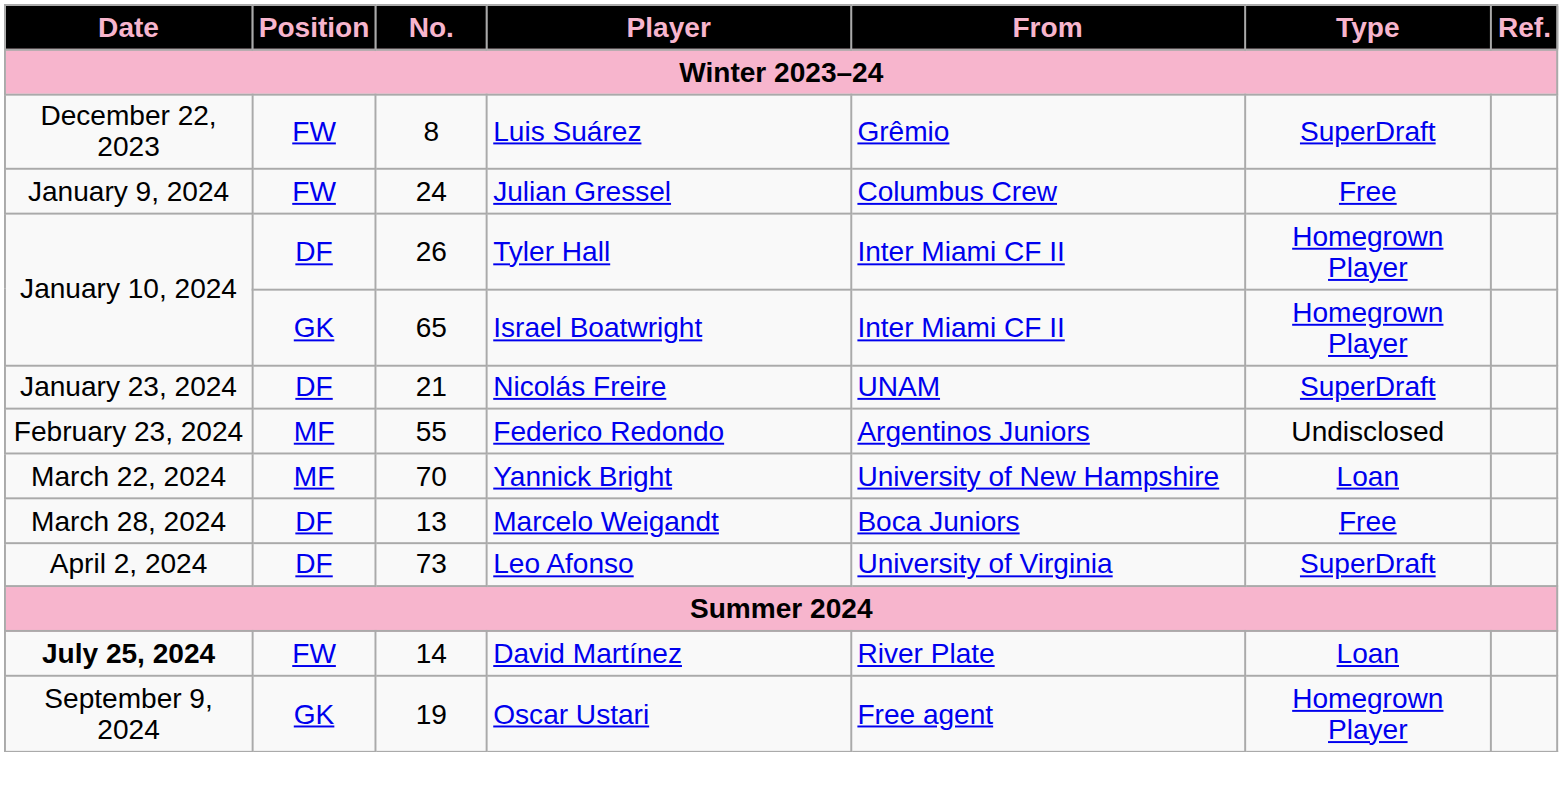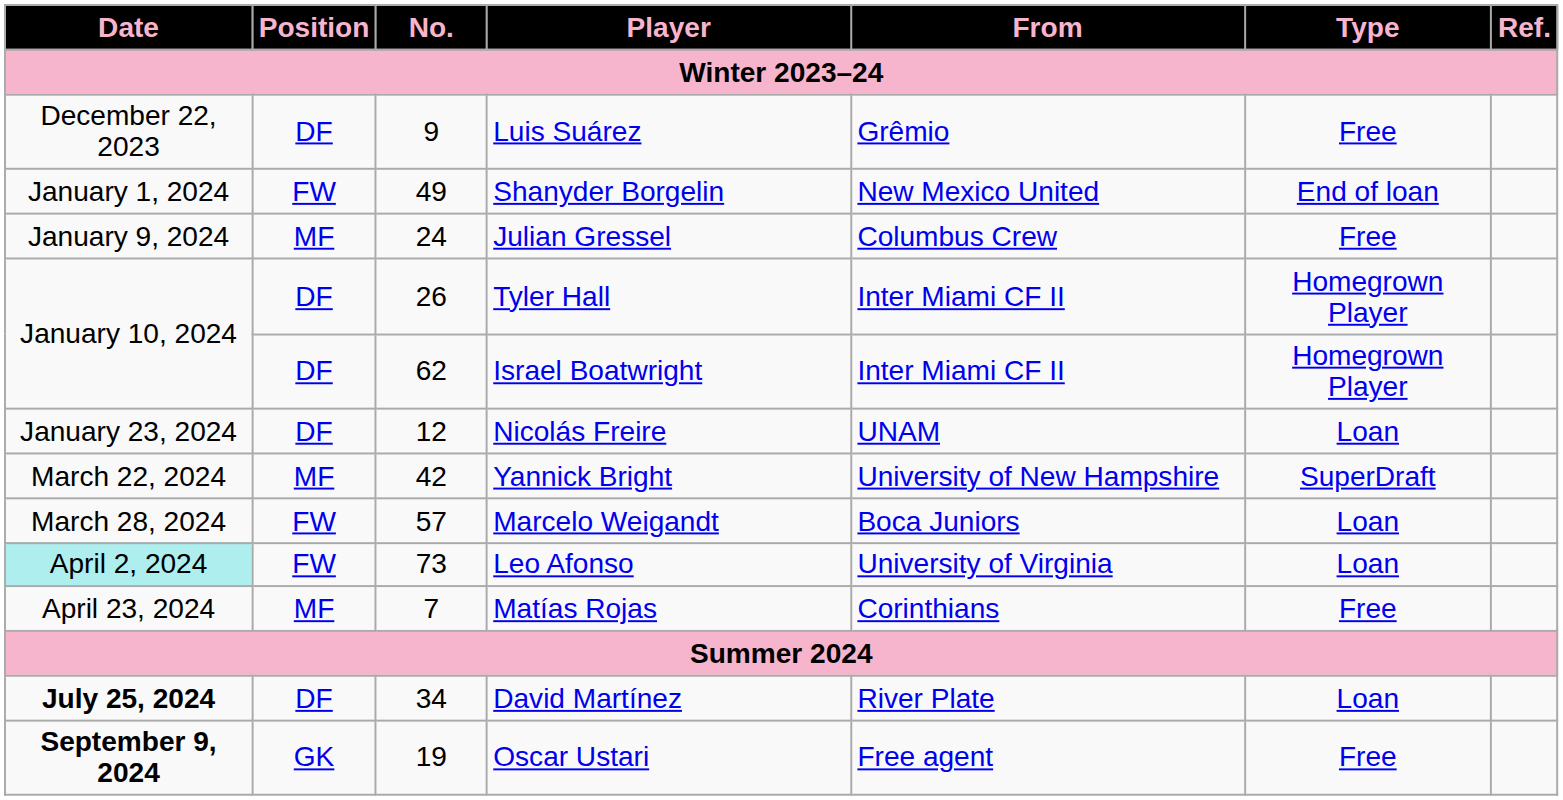(314, 132) FW -> (314, 132) DF
(431, 132) 8 -> (431, 132) 9
(1368, 132) SuperDraft -> (1368, 132) Free
+ row: (609, 192)
(314, 192) FW -> (314, 236) MF
(314, 327) GK -> (314, 372) DF
(431, 327) 65 -> (431, 372) 62
(431, 387) 21 -> (431, 432) 12
(1368, 387) SuperDraft -> (1368, 432) Loan
- row: (609, 432)
(431, 476) 70 -> (431, 476) 42
(1368, 476) Loan -> (1368, 476) SuperDraft
(314, 520) DF -> (314, 520) FW
(431, 520) 13 -> (431, 520) 57
(1368, 520) Free -> (1368, 520) Loan
(129, 565) no background -> (129, 565) paleturquoise background
(314, 565) DF -> (314, 565) FW
(1368, 565) SuperDraft -> (1368, 565) Loan
+ row: (575, 609)
(314, 653) FW -> (314, 698) DF
(431, 653) 14 -> (431, 698) 34
(129, 713) normal -> (129, 758) bold
(1368, 713) Homegrown Player -> (1368, 758) Free
